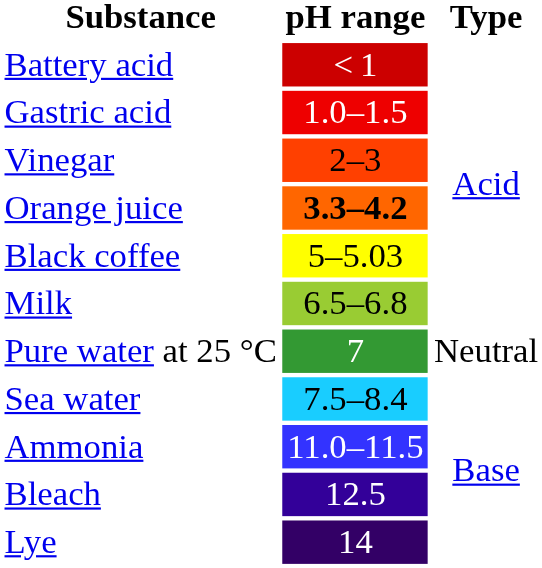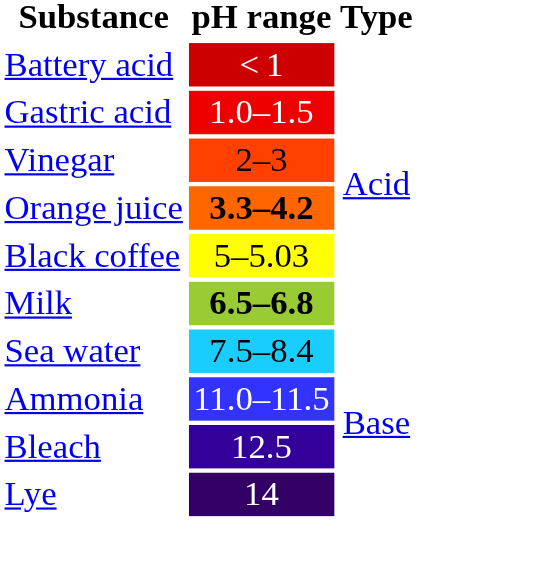(355, 302) normal -> (261, 302) bold
- row: (141, 350)
